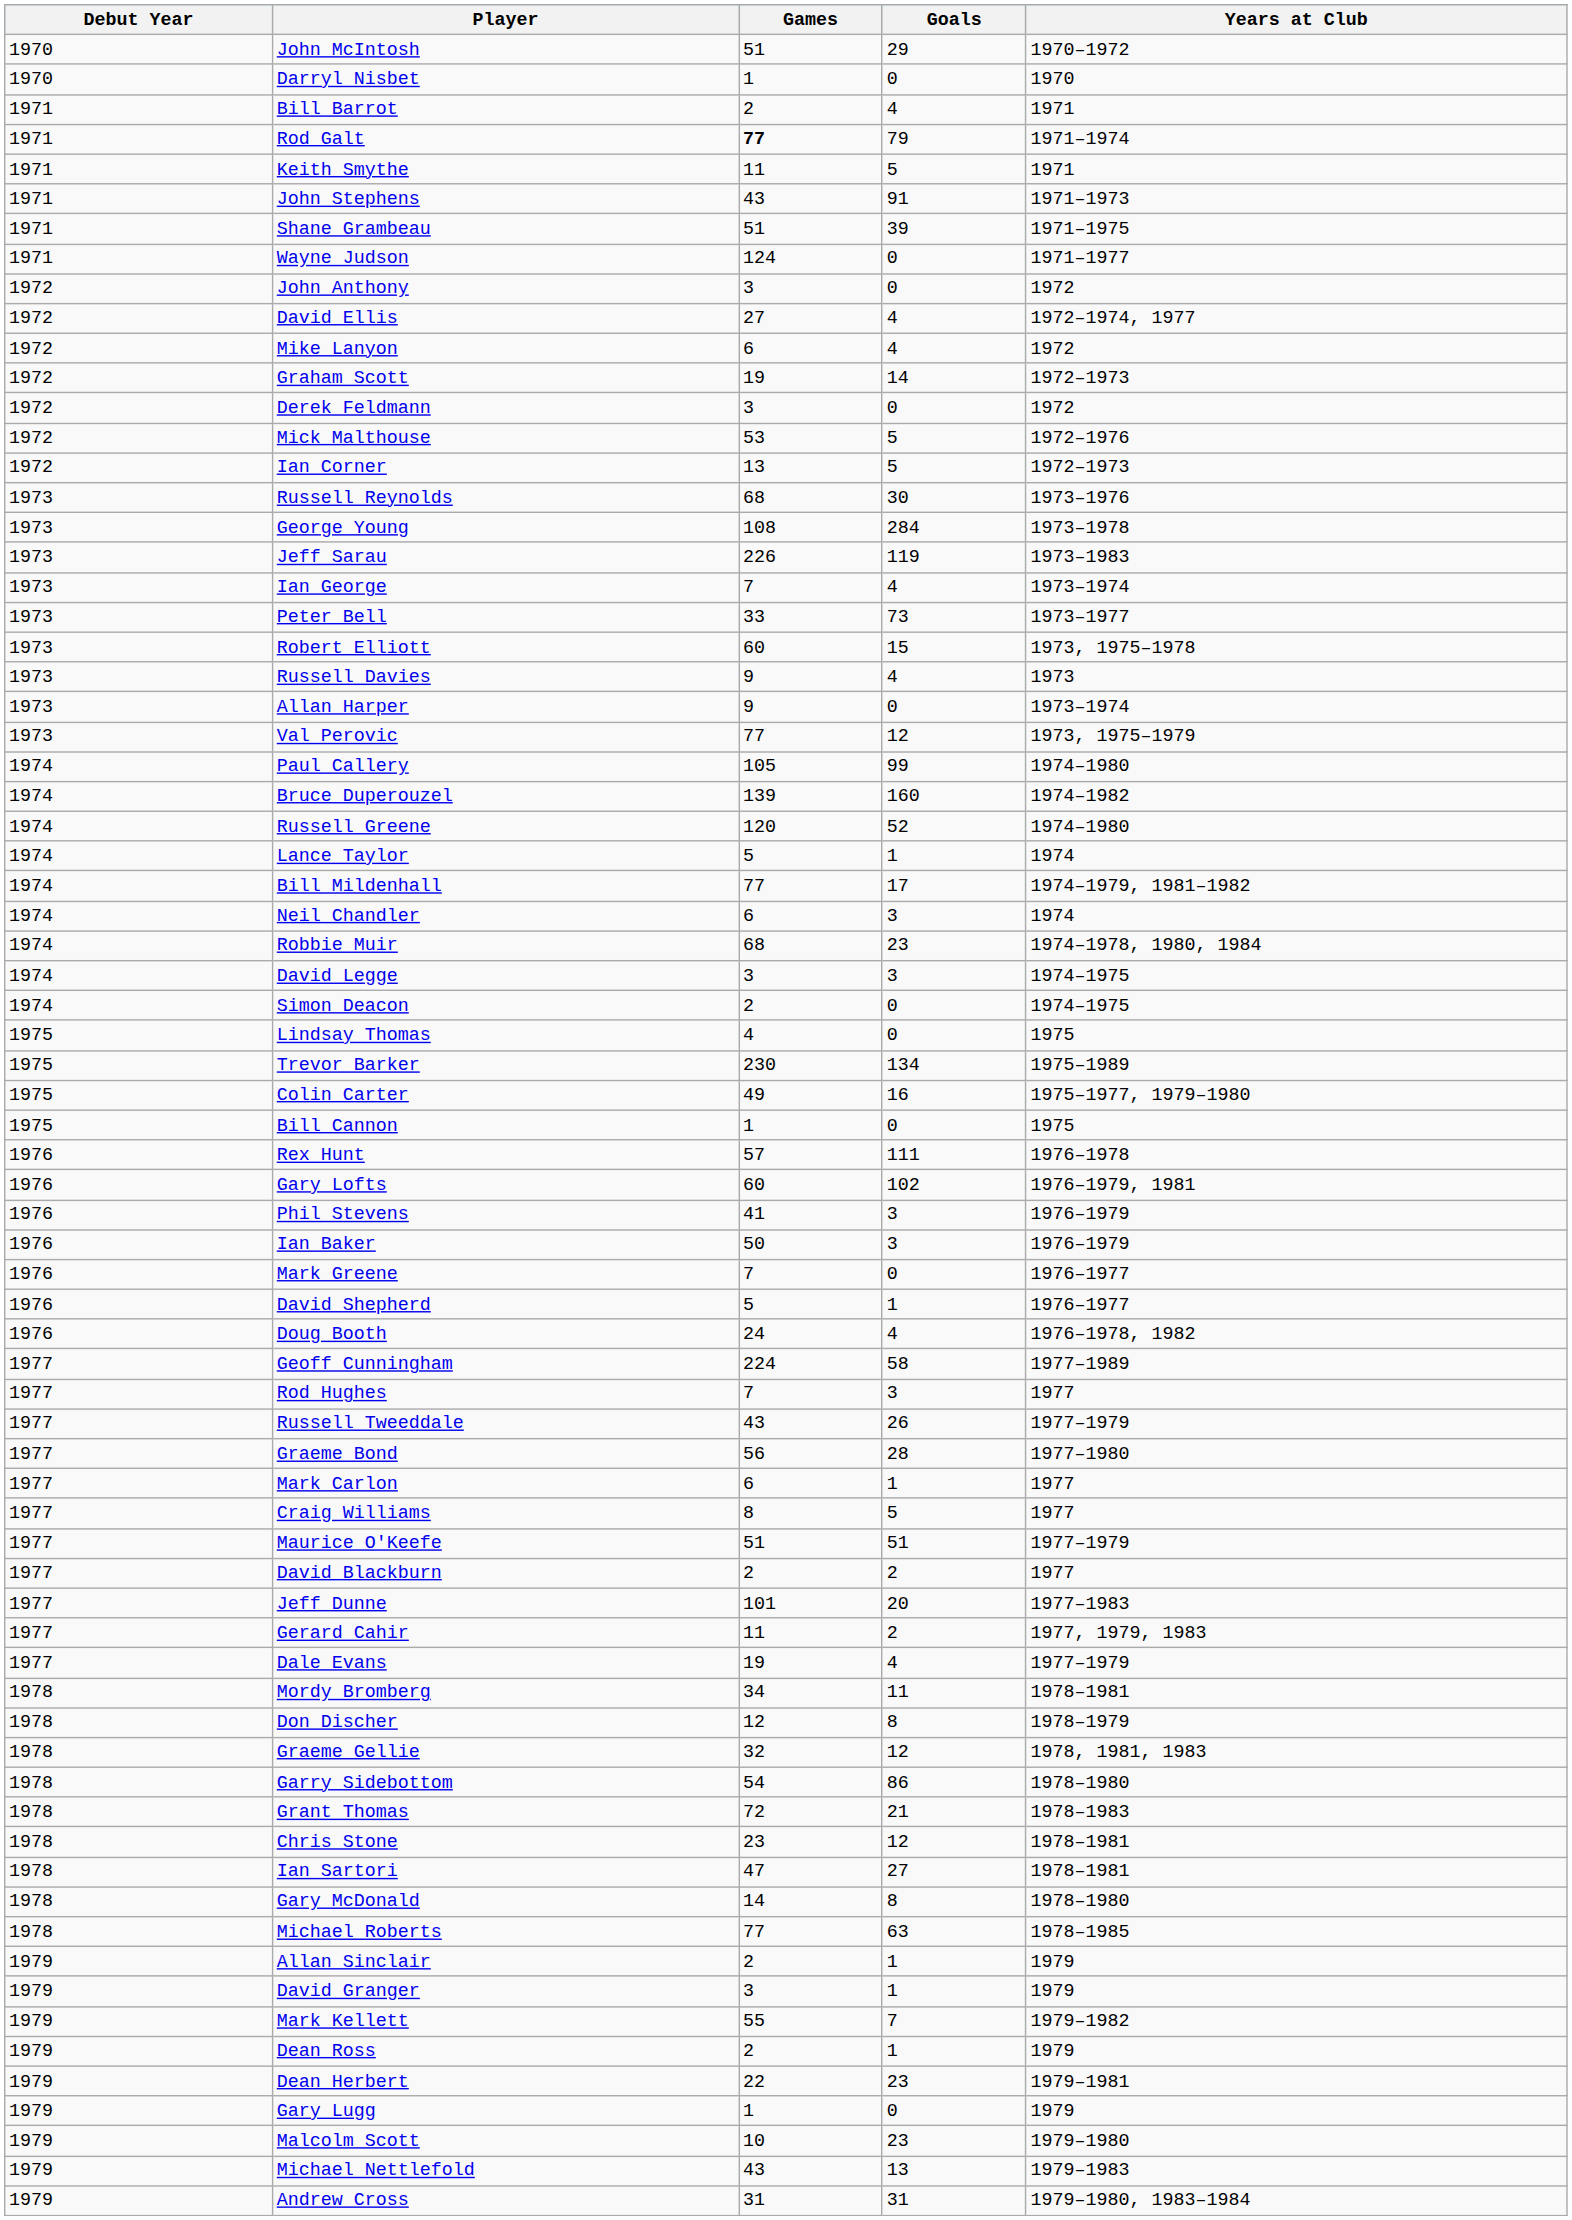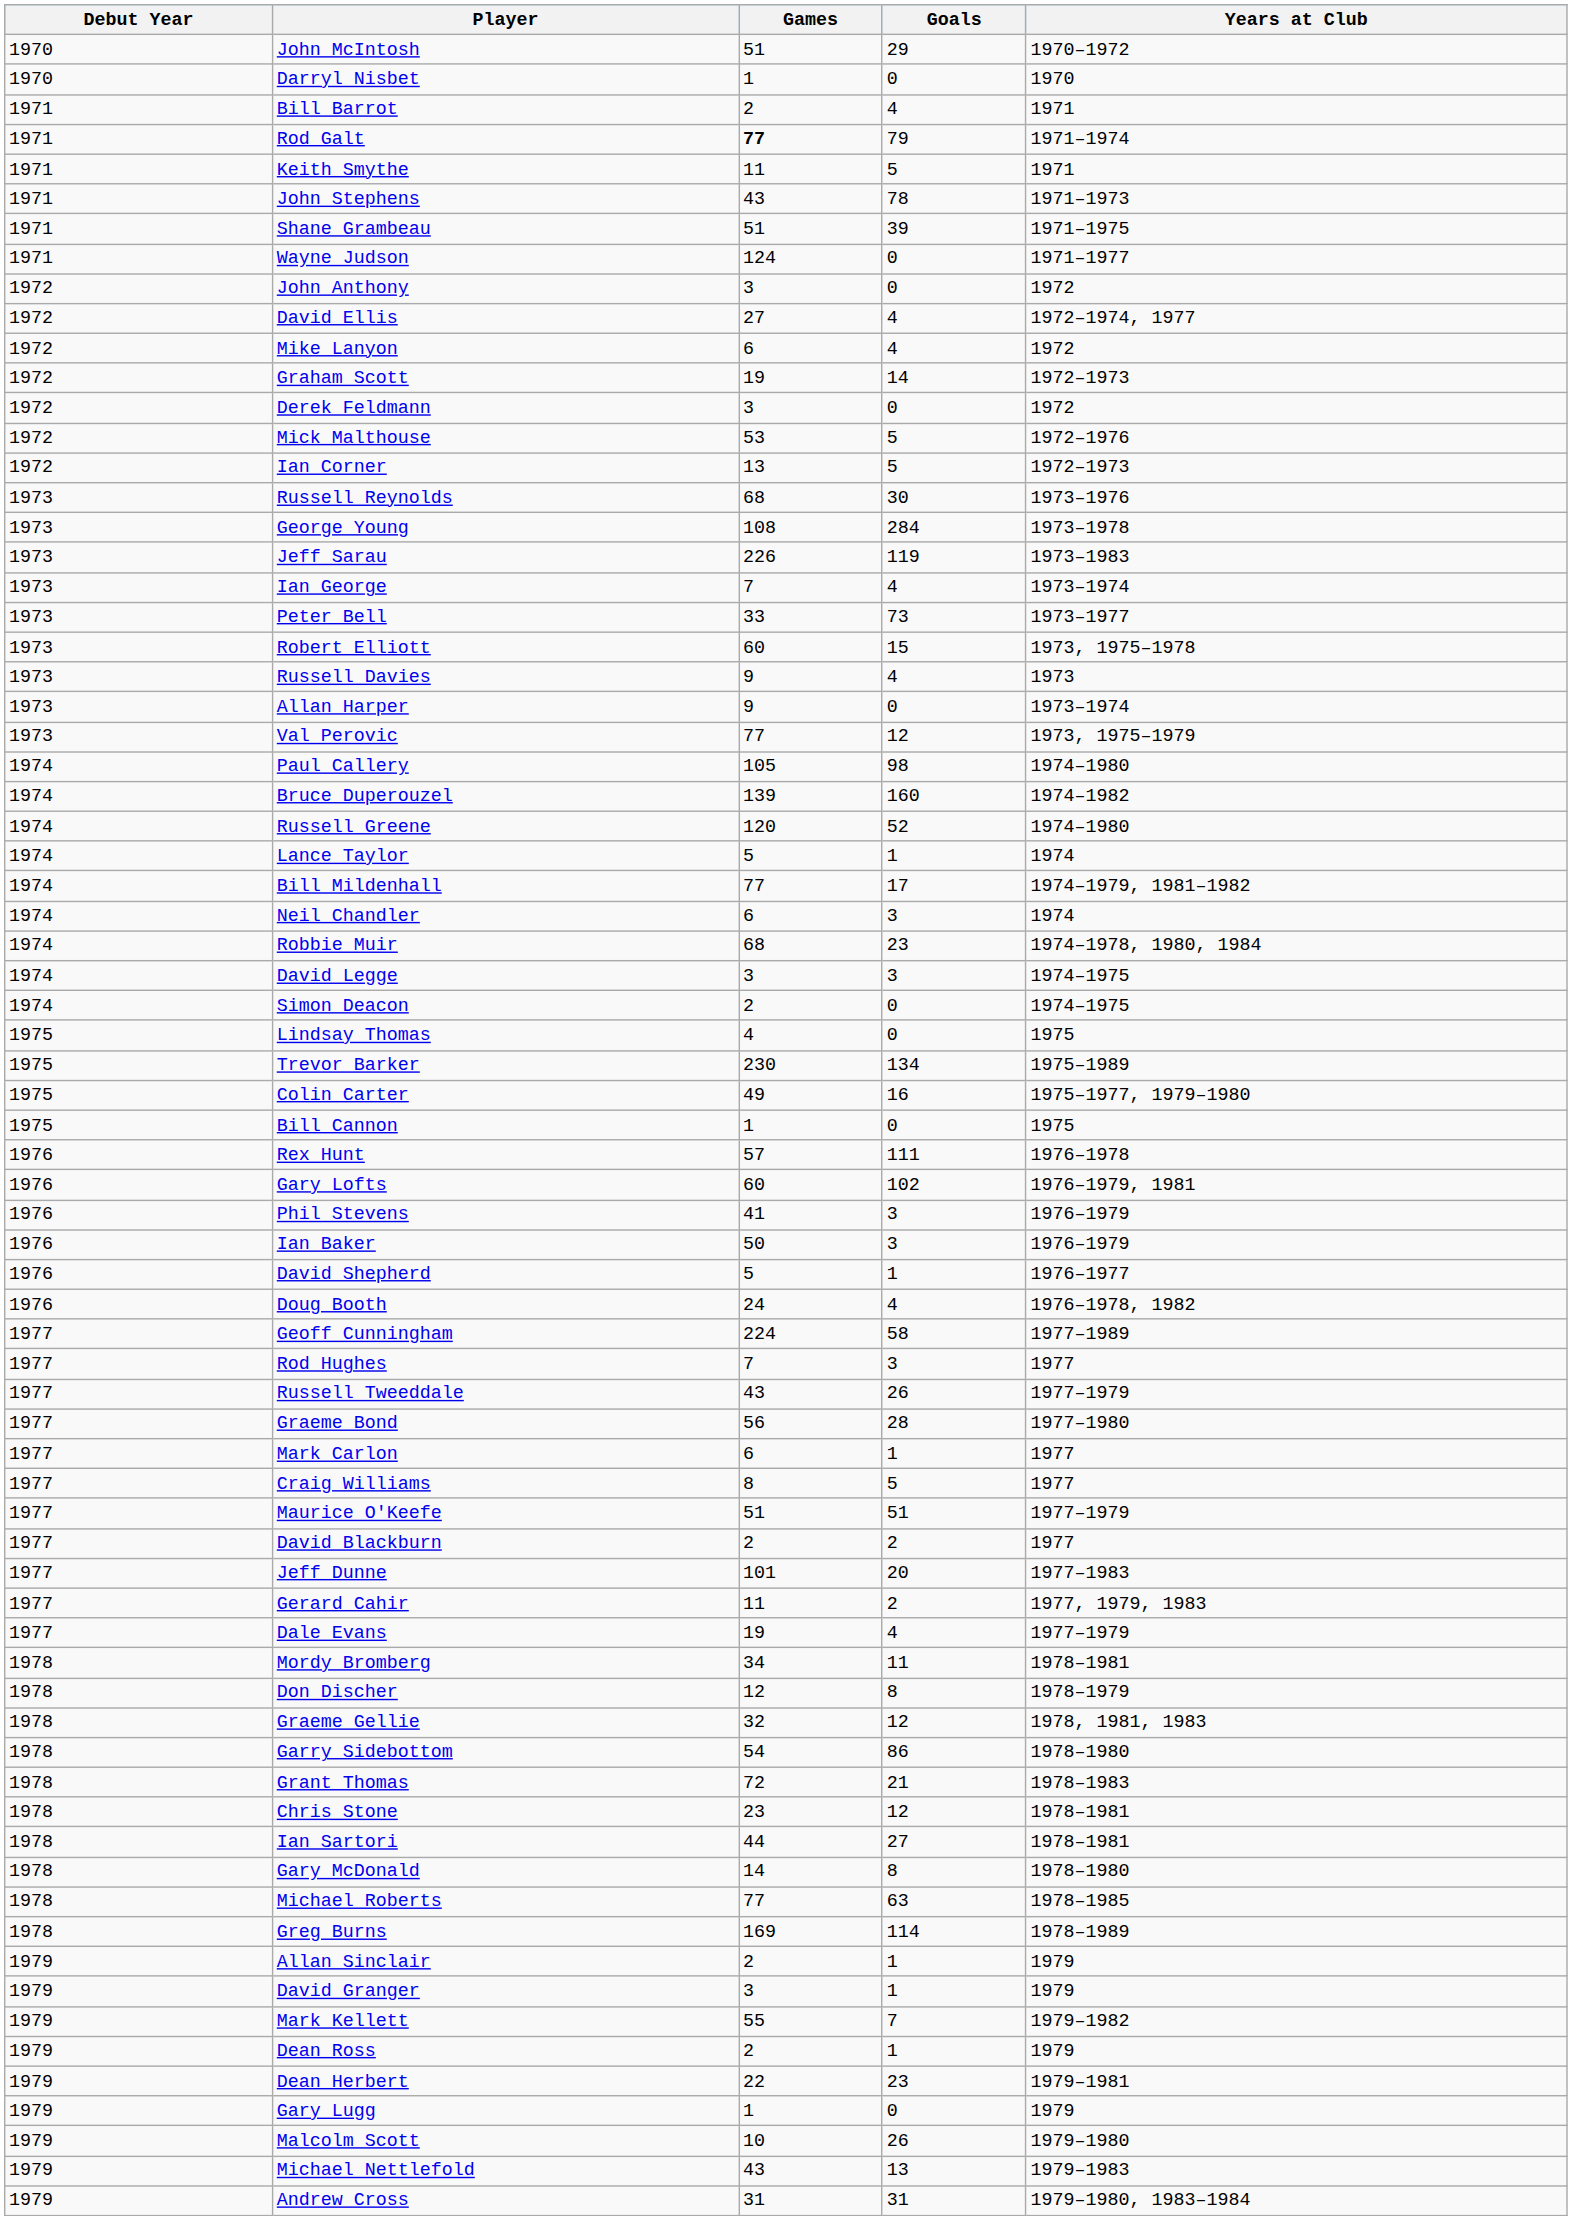(898, 199) 91 -> (898, 199) 78
(898, 767) 99 -> (898, 767) 98
- row: (337, 1274)
(754, 1872) 47 -> (754, 1842) 44
+ row: (332, 1932)
(898, 2141) 23 -> (898, 2141) 26
